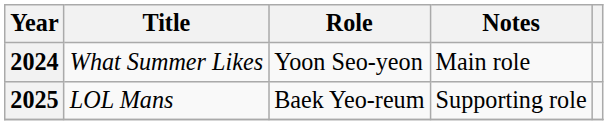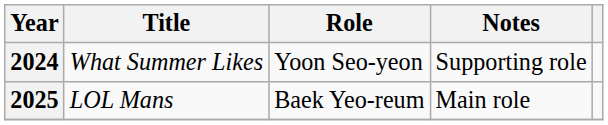(483, 61) Main role -> (511, 61) Supporting role
(511, 100) Supporting role -> (483, 100) Main role
